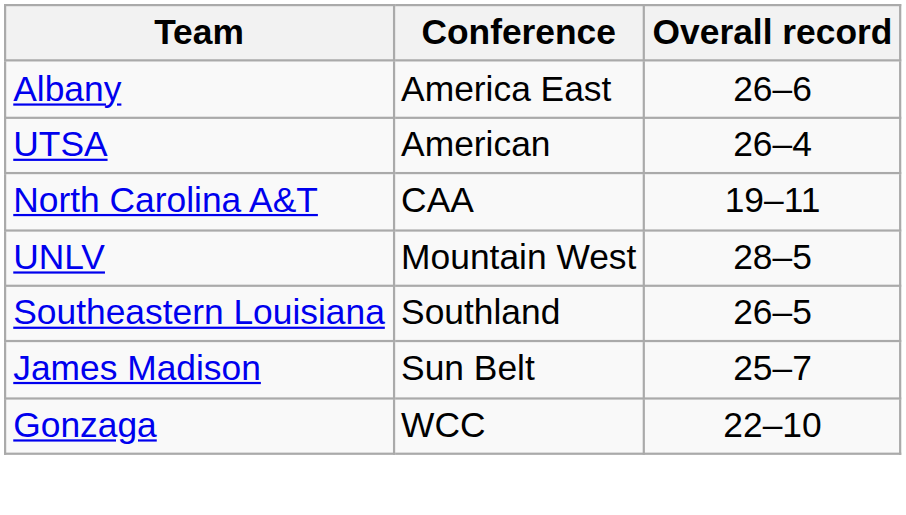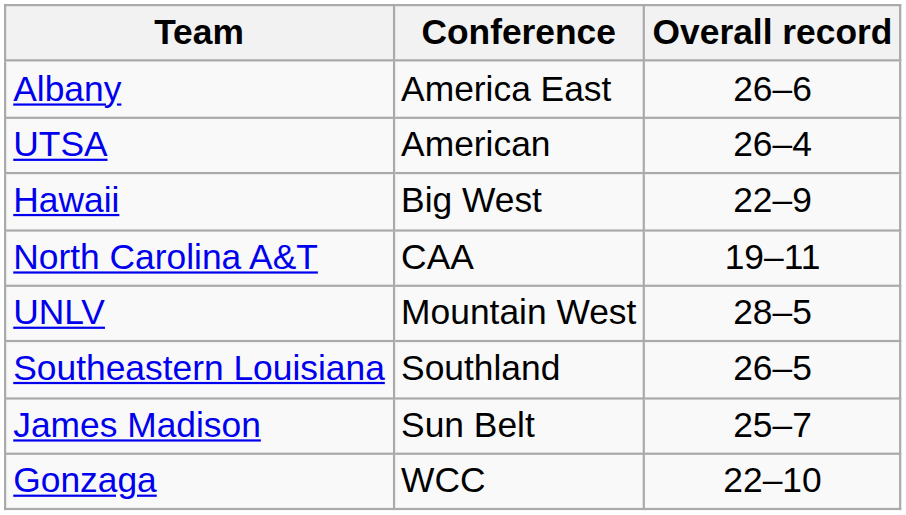+ row: (66, 200)
